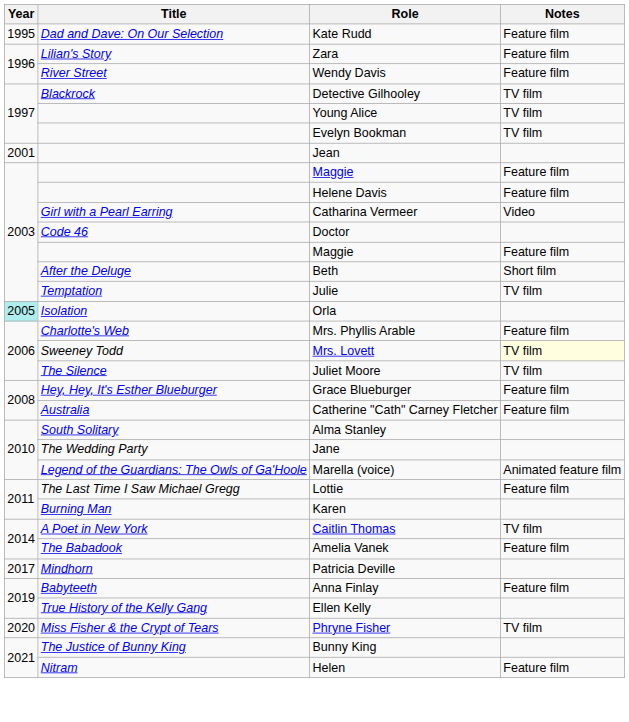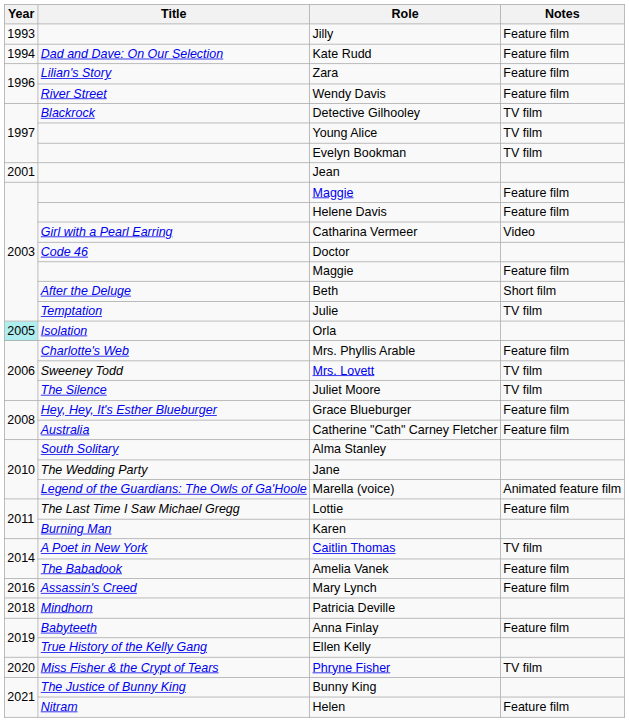+ row: (174, 34)
(21, 34) 1995 -> (21, 53) 1994
(523, 350) lightyellow background -> (523, 370) no background
+ row: (89, 588)
(21, 568) 2017 -> (21, 608) 2018
